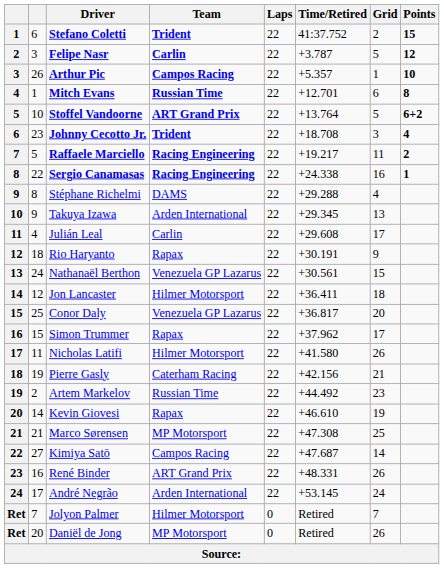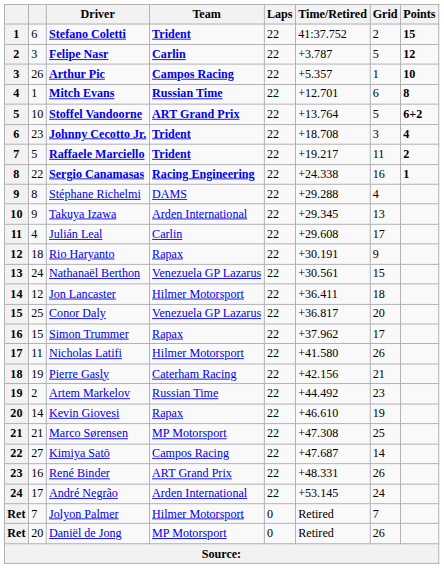(203, 153) Racing Engineering -> (171, 153) Trident
